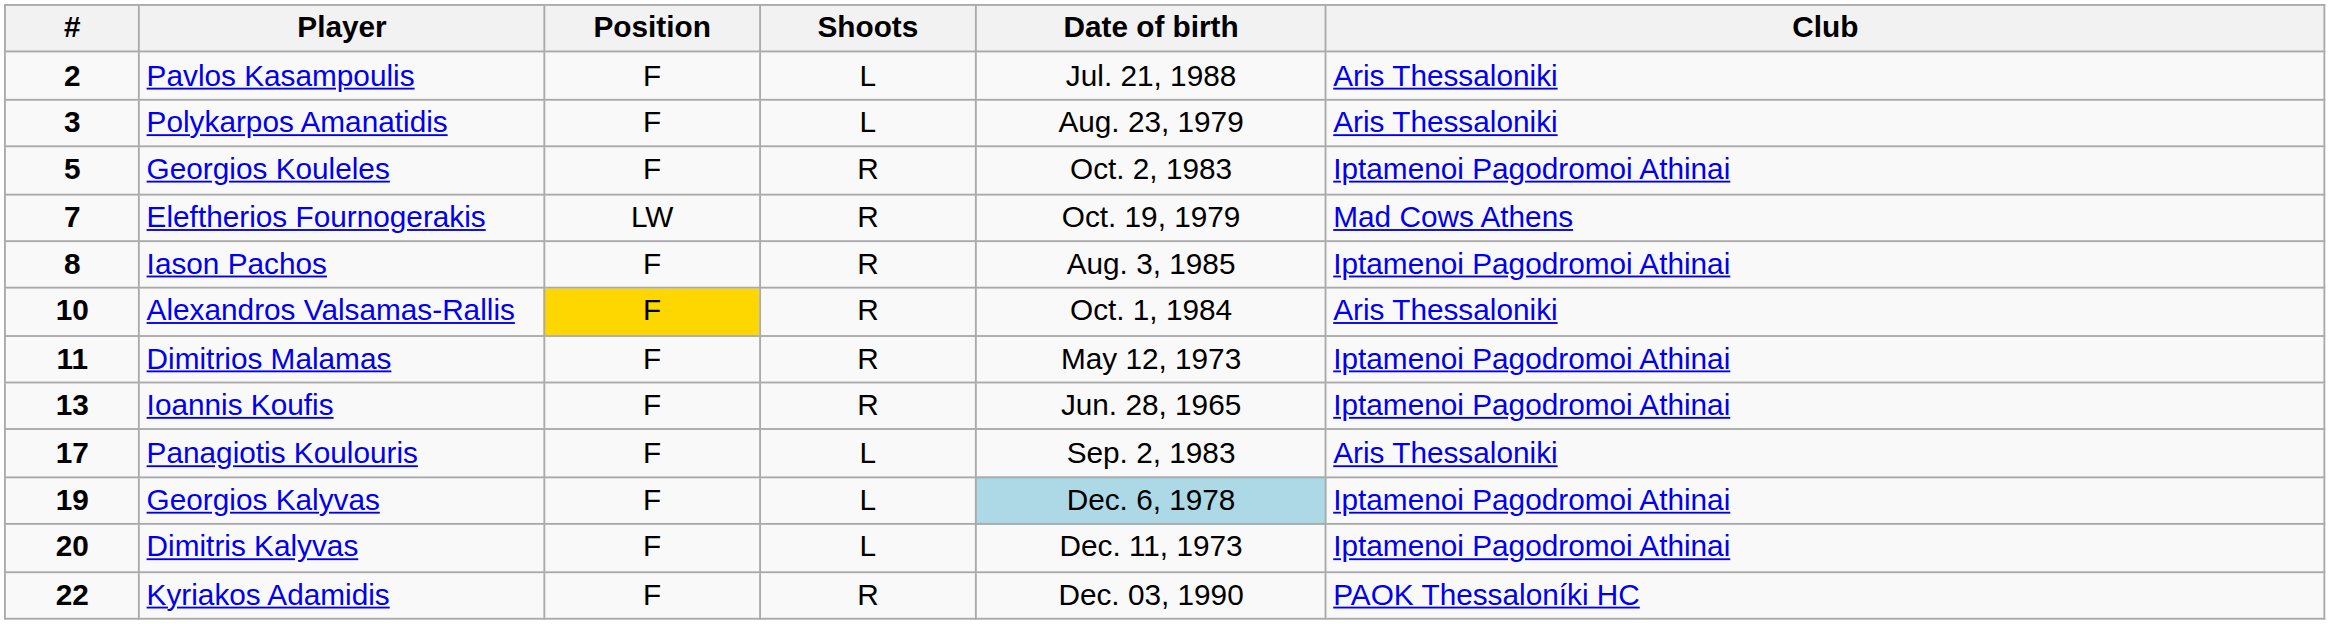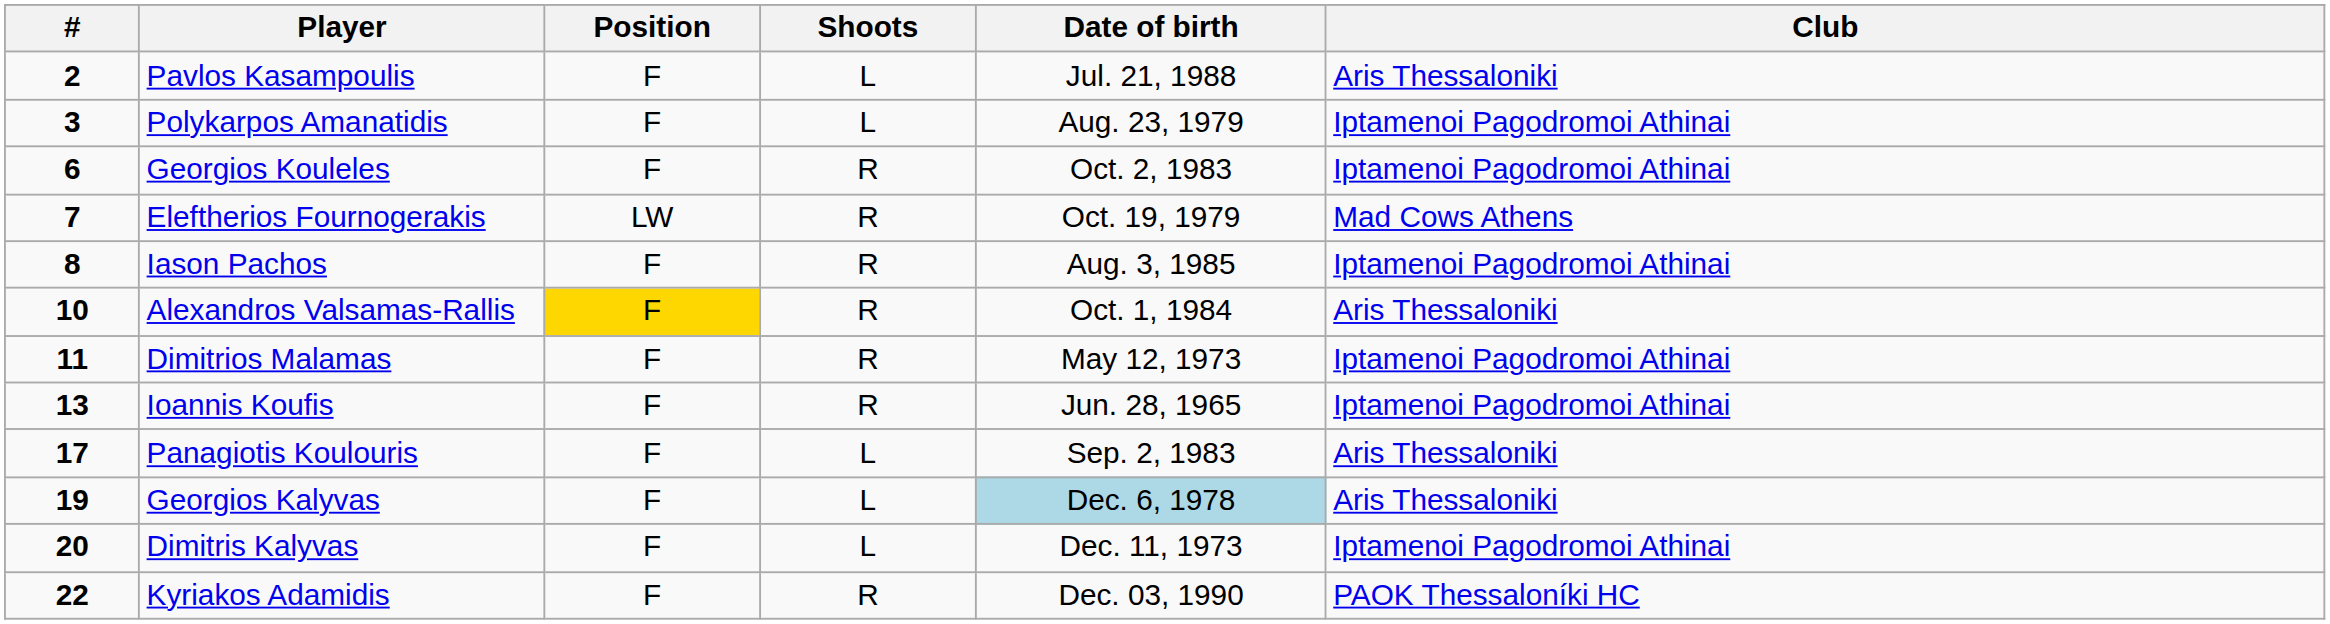(1445, 122) Aris Thessaloniki -> (1532, 122) Iptamenoi Pagodromoi Athinai
(72, 169) 5 -> (72, 169) 6
(1532, 500) Iptamenoi Pagodromoi Athinai -> (1445, 500) Aris Thessaloniki
